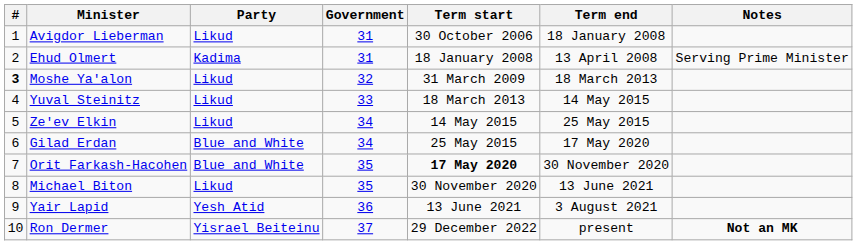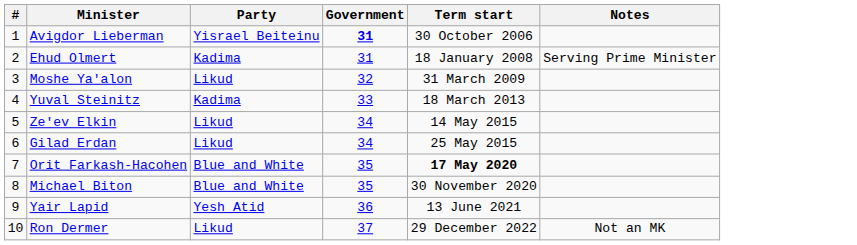- column: (606, 15)
(213, 37) Likud -> (257, 37) Yisrael Beiteinu
(365, 37) normal -> (365, 37) bold
(16, 79) bold -> (16, 79) normal
(213, 101) Likud -> (217, 101) Kadima
(249, 144) Blue and White -> (213, 144) Likud
(213, 186) Likud -> (249, 186) Blue and White
(257, 229) Yisrael Beiteinu -> (213, 229) Likud
(762, 229) bold -> (630, 229) normal
